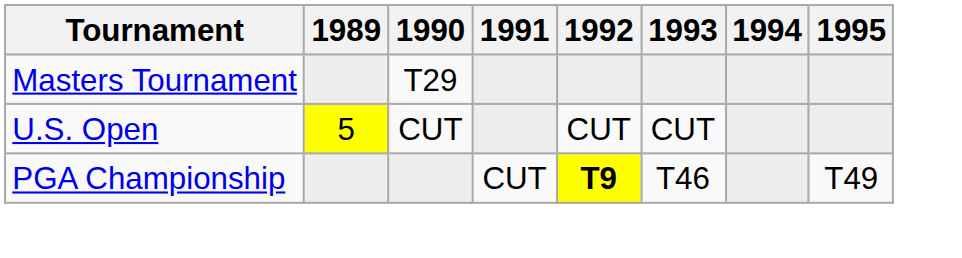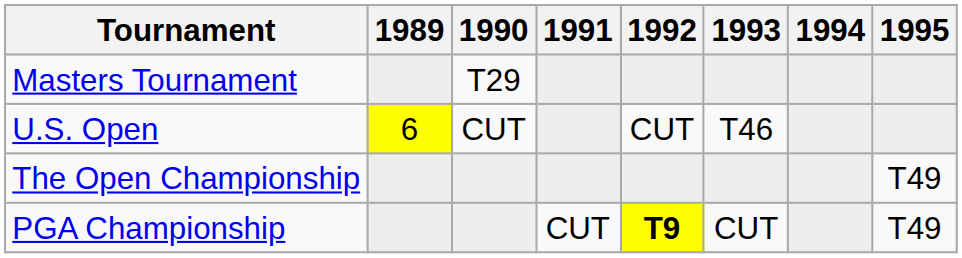(346, 129) 5 -> (410, 129) 6
(683, 129) CUT -> (746, 129) T46
+ row: (186, 179)
(683, 179) T46 -> (746, 228) CUT
